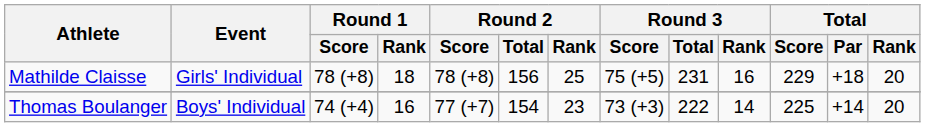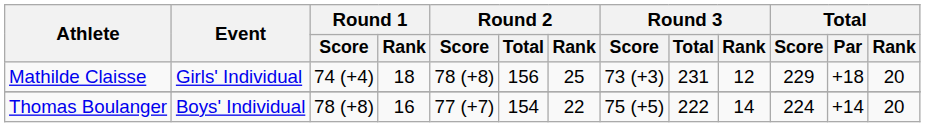(344, 77) 78 (+8) -> (344, 77) 74 (+4)
(634, 77) 75 (+5) -> (634, 77) 73 (+3)
(744, 77) 16 -> (744, 77) 12
(344, 107) 74 (+4) -> (344, 107) 78 (+8)
(574, 107) 23 -> (574, 107) 22
(634, 107) 73 (+3) -> (634, 107) 75 (+5)
(799, 107) 225 -> (799, 107) 224
